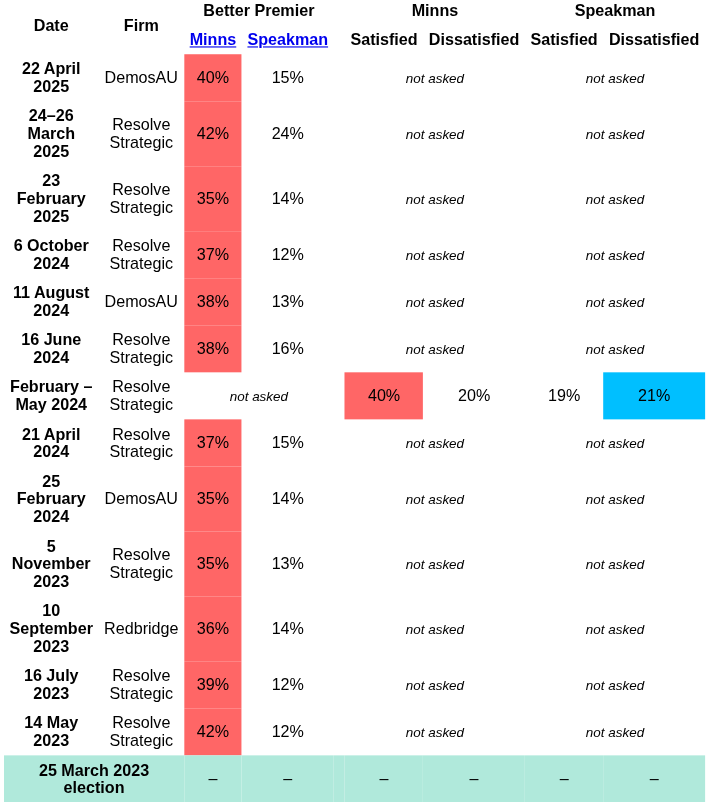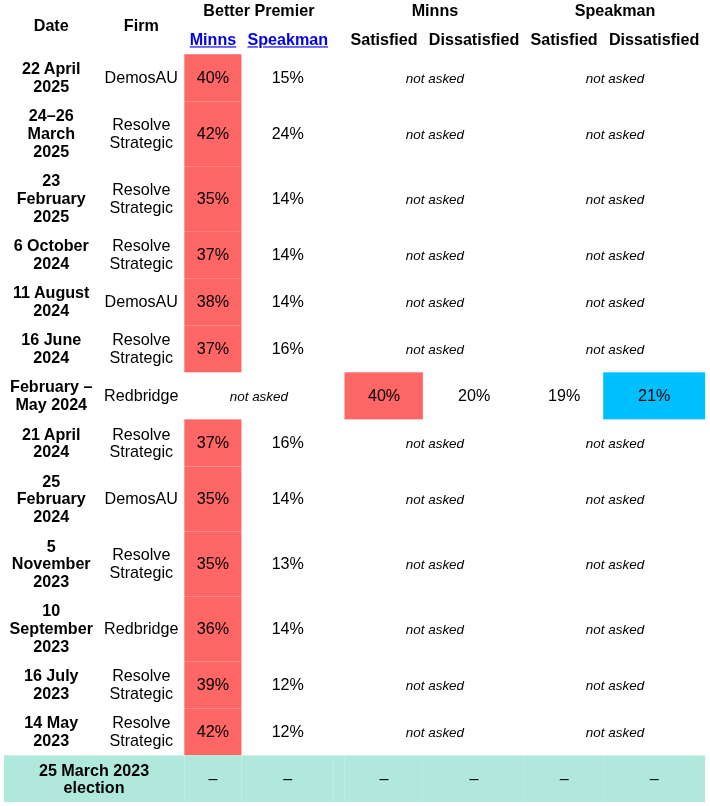(288, 255) 12% -> (288, 255) 14%
(288, 302) 13% -> (288, 302) 14%
(213, 349) 38% -> (213, 349) 37%
(141, 396) Resolve Strategic -> (141, 396) Redbridge
(288, 443) 15% -> (288, 443) 16%
